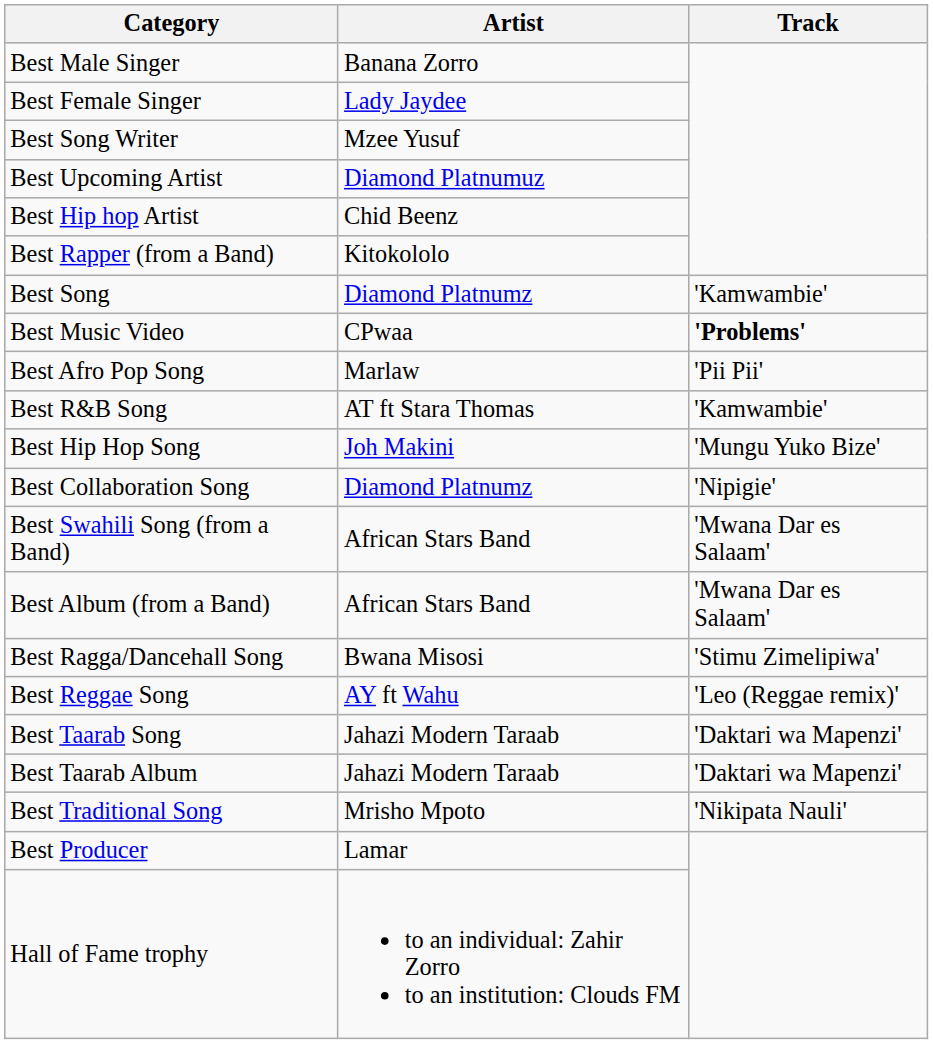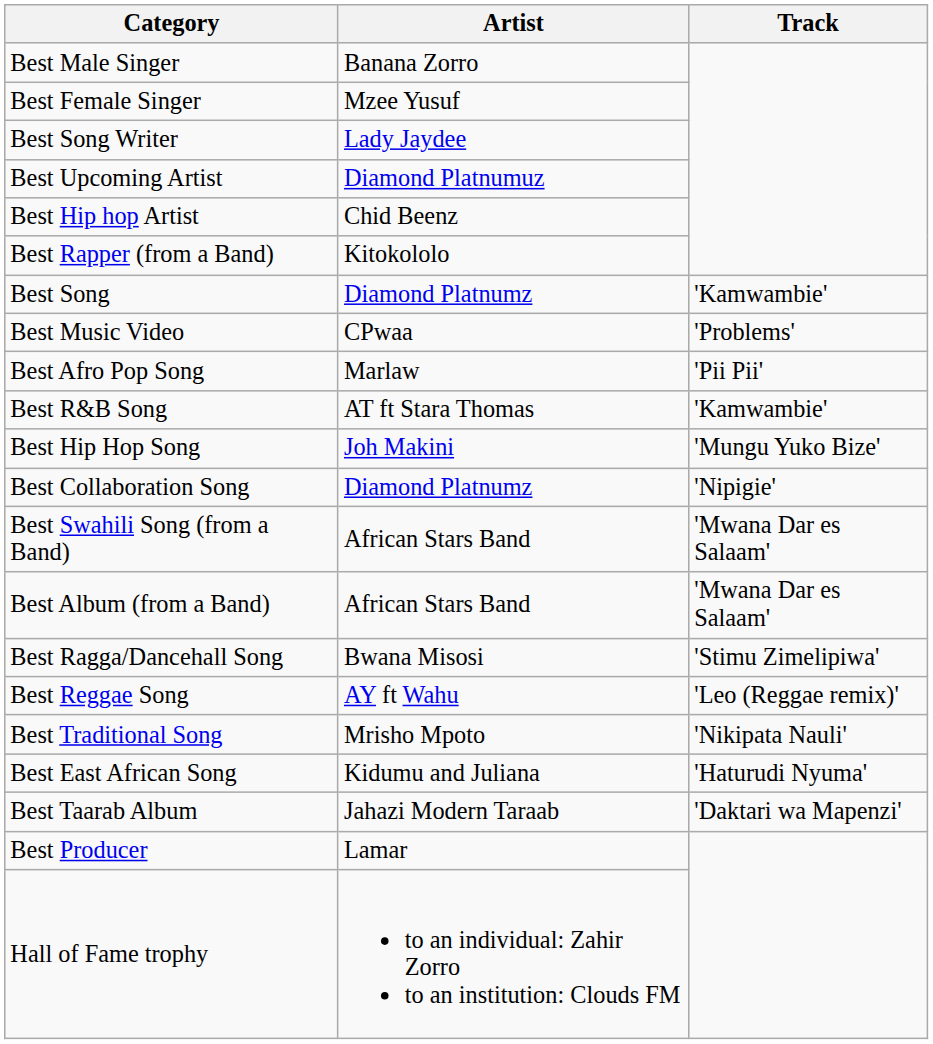(405, 100) Lady Jaydee -> (402, 100) Mzee Yusuf
(402, 139) Mzee Yusuf -> (405, 139) Lady Jaydee
(750, 332) bold -> (745, 332) normal
- row: (96, 734)
rows swapped: (104, 772) <-> (116, 811)
+ row: (124, 772)
